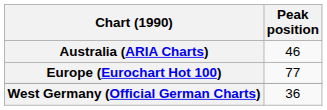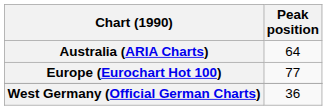(293, 51) 46 -> (293, 51) 64
